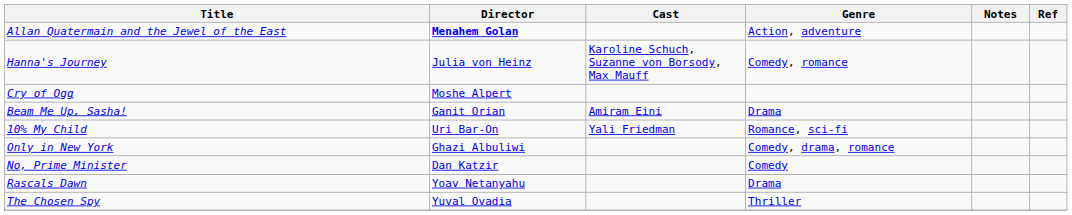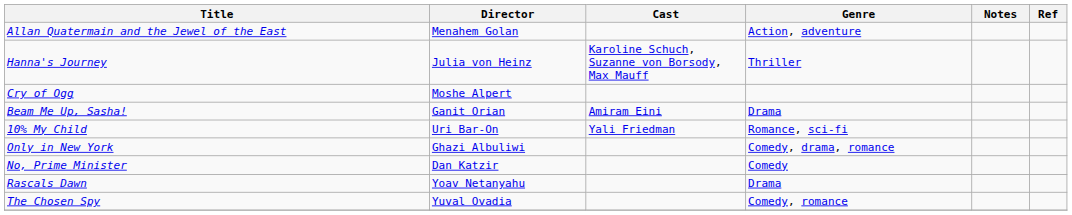(475, 31) bold -> (475, 31) normal
(798, 62) Comedy, romance -> (775, 62) Thriller
(775, 201) Thriller -> (798, 201) Comedy, romance
